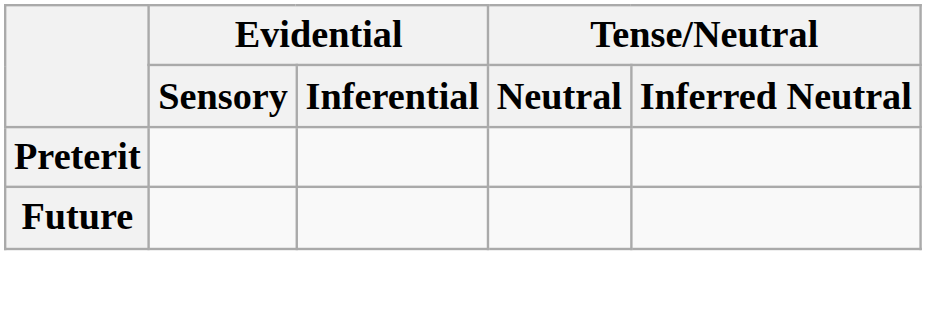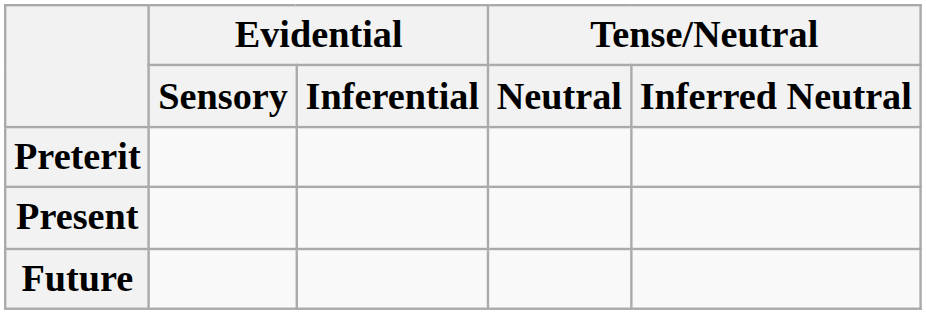+ row: (77, 216)
